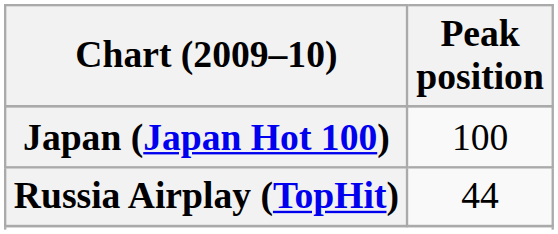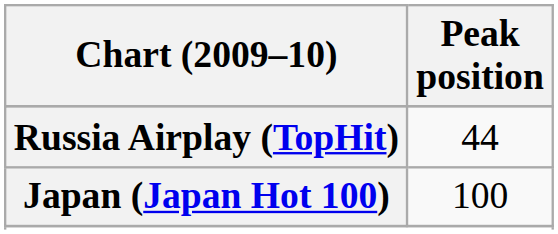rows swapped: (206, 136) <-> (206, 195)
